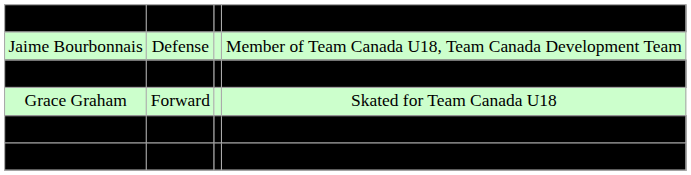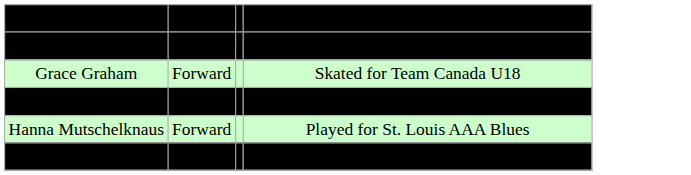- row: (76, 45)
+ row: (86, 128)
(180, 156) Forward -> (202, 156) Defense
